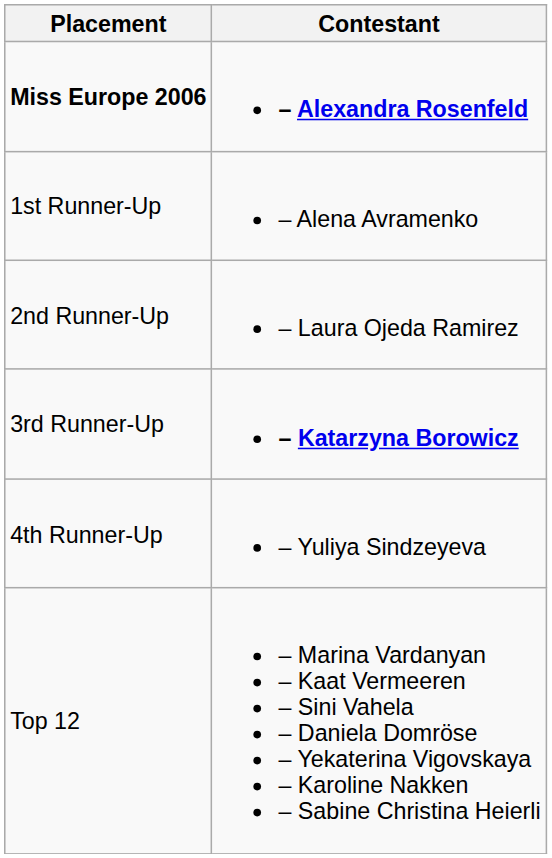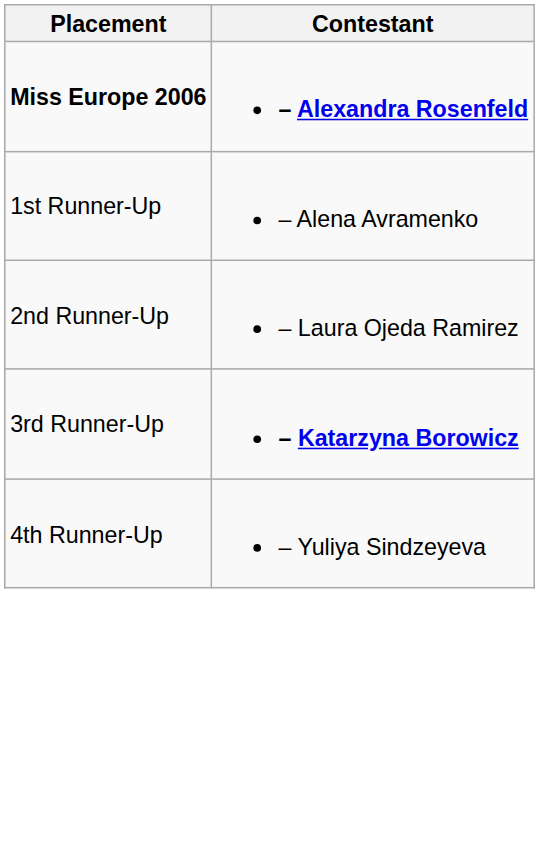- row: (45, 721)
